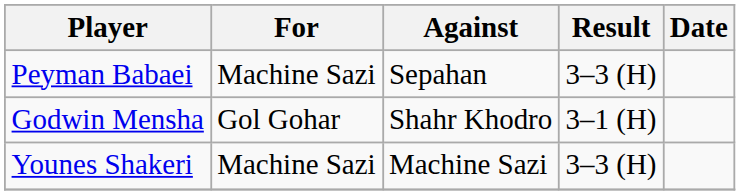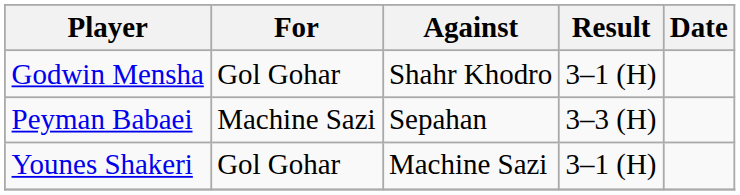rows swapped: (108, 119) <-> (102, 73)
(296, 165) Machine Sazi -> (279, 165) Gol Gohar
(611, 165) 3–3 (H) -> (611, 165) 3–1 (H)
